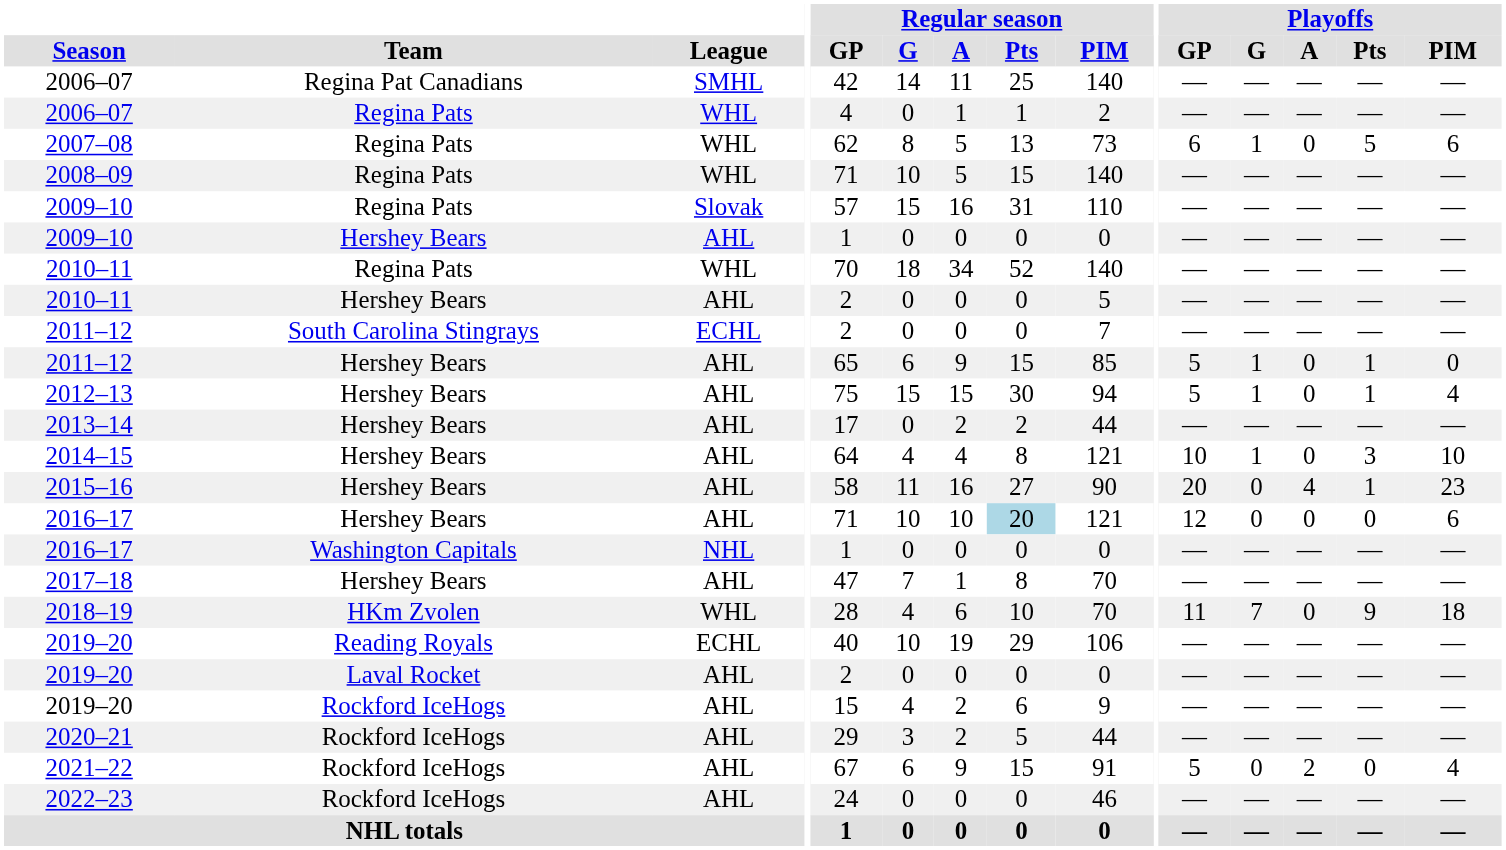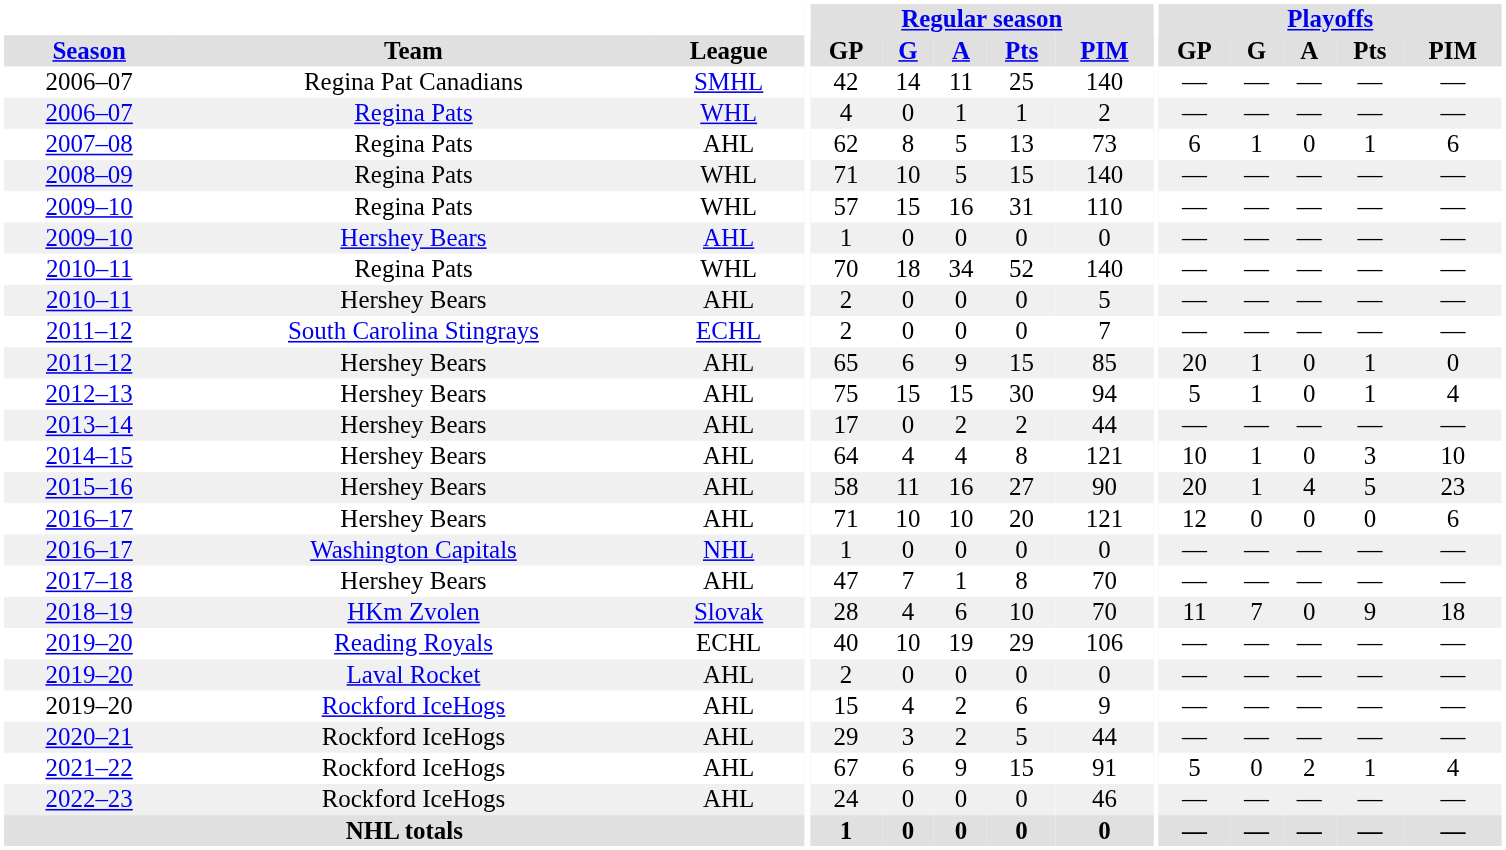(729, 144) WHL -> (729, 144) AHL
(1370, 144) 5 -> (1370, 144) 1
(729, 206) Slovak -> (729, 206) WHL
(1194, 362) 5 -> (1194, 362) 20
(1256, 487) 0 -> (1256, 487) 1
(1370, 487) 1 -> (1370, 487) 5
(1022, 518) lightblue background -> (1022, 518) no background
(729, 612) WHL -> (729, 612) Slovak
(1370, 768) 0 -> (1370, 768) 1
